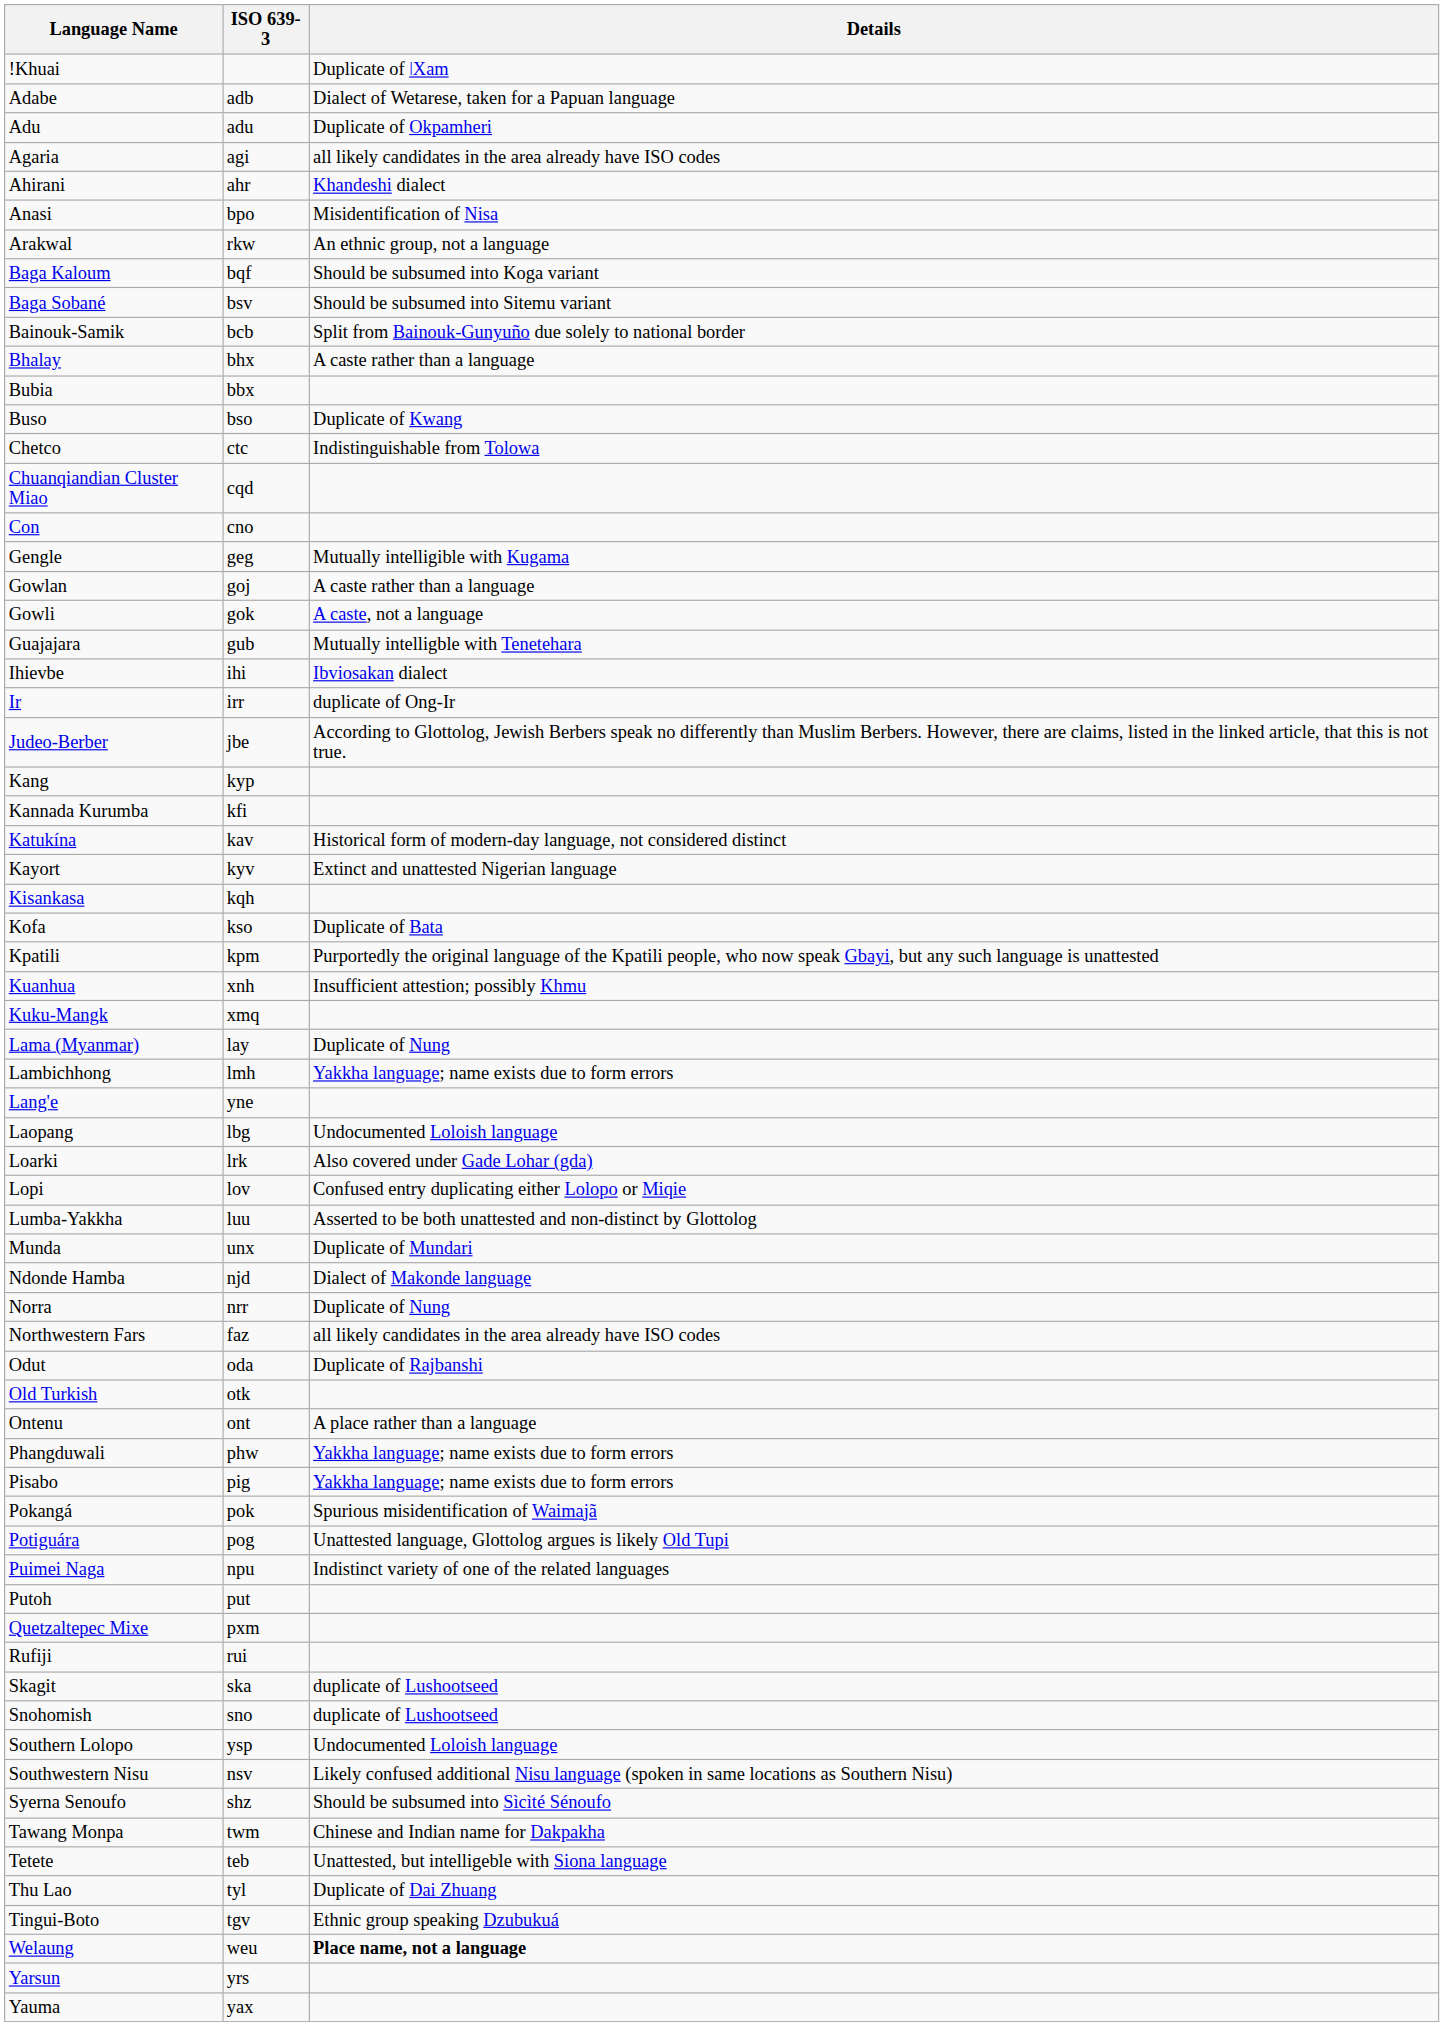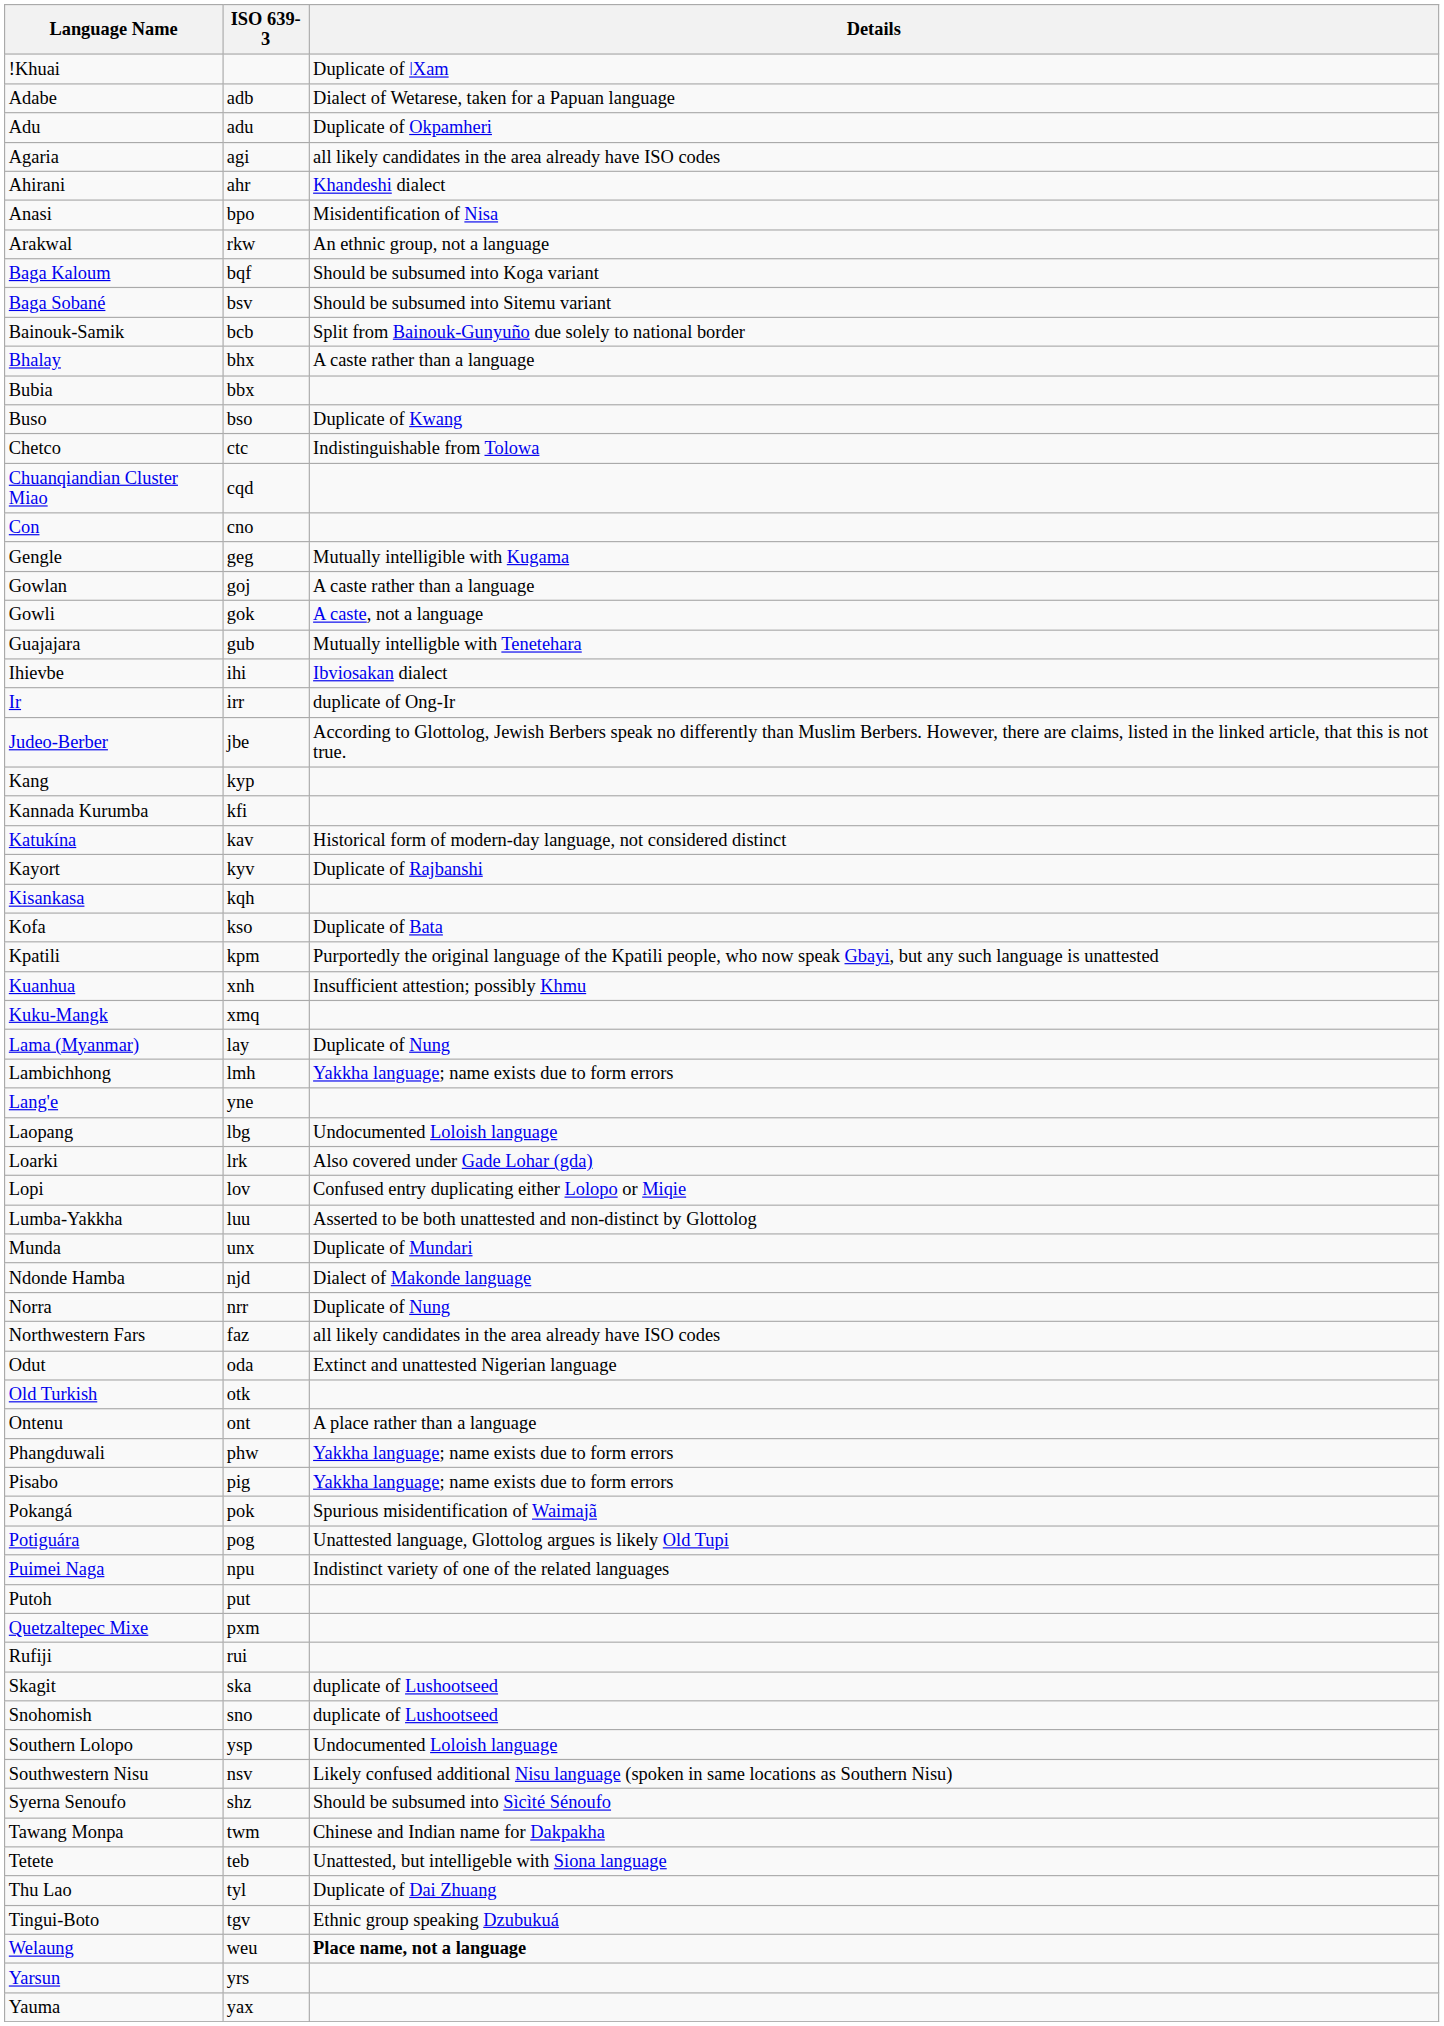(465, 869) Extinct and unattested Nigerian language -> (398, 869) Duplicate of Rajbanshi
(398, 1365) Duplicate of Rajbanshi -> (465, 1365) Extinct and unattested Nigerian language
